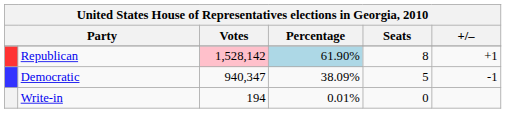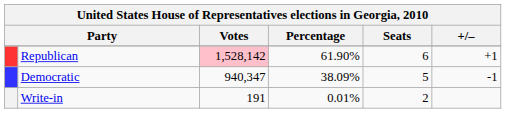(340, 56) lightblue background -> (340, 56) no background
(425, 56) 8 -> (425, 56) 6
(256, 98) 194 -> (256, 98) 191
(425, 98) 0 -> (425, 98) 2
